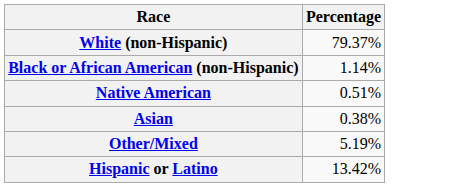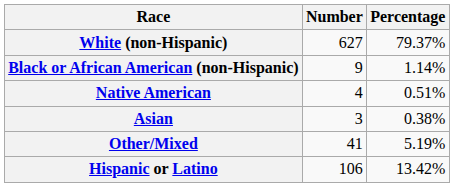+ column: (334, 17)
